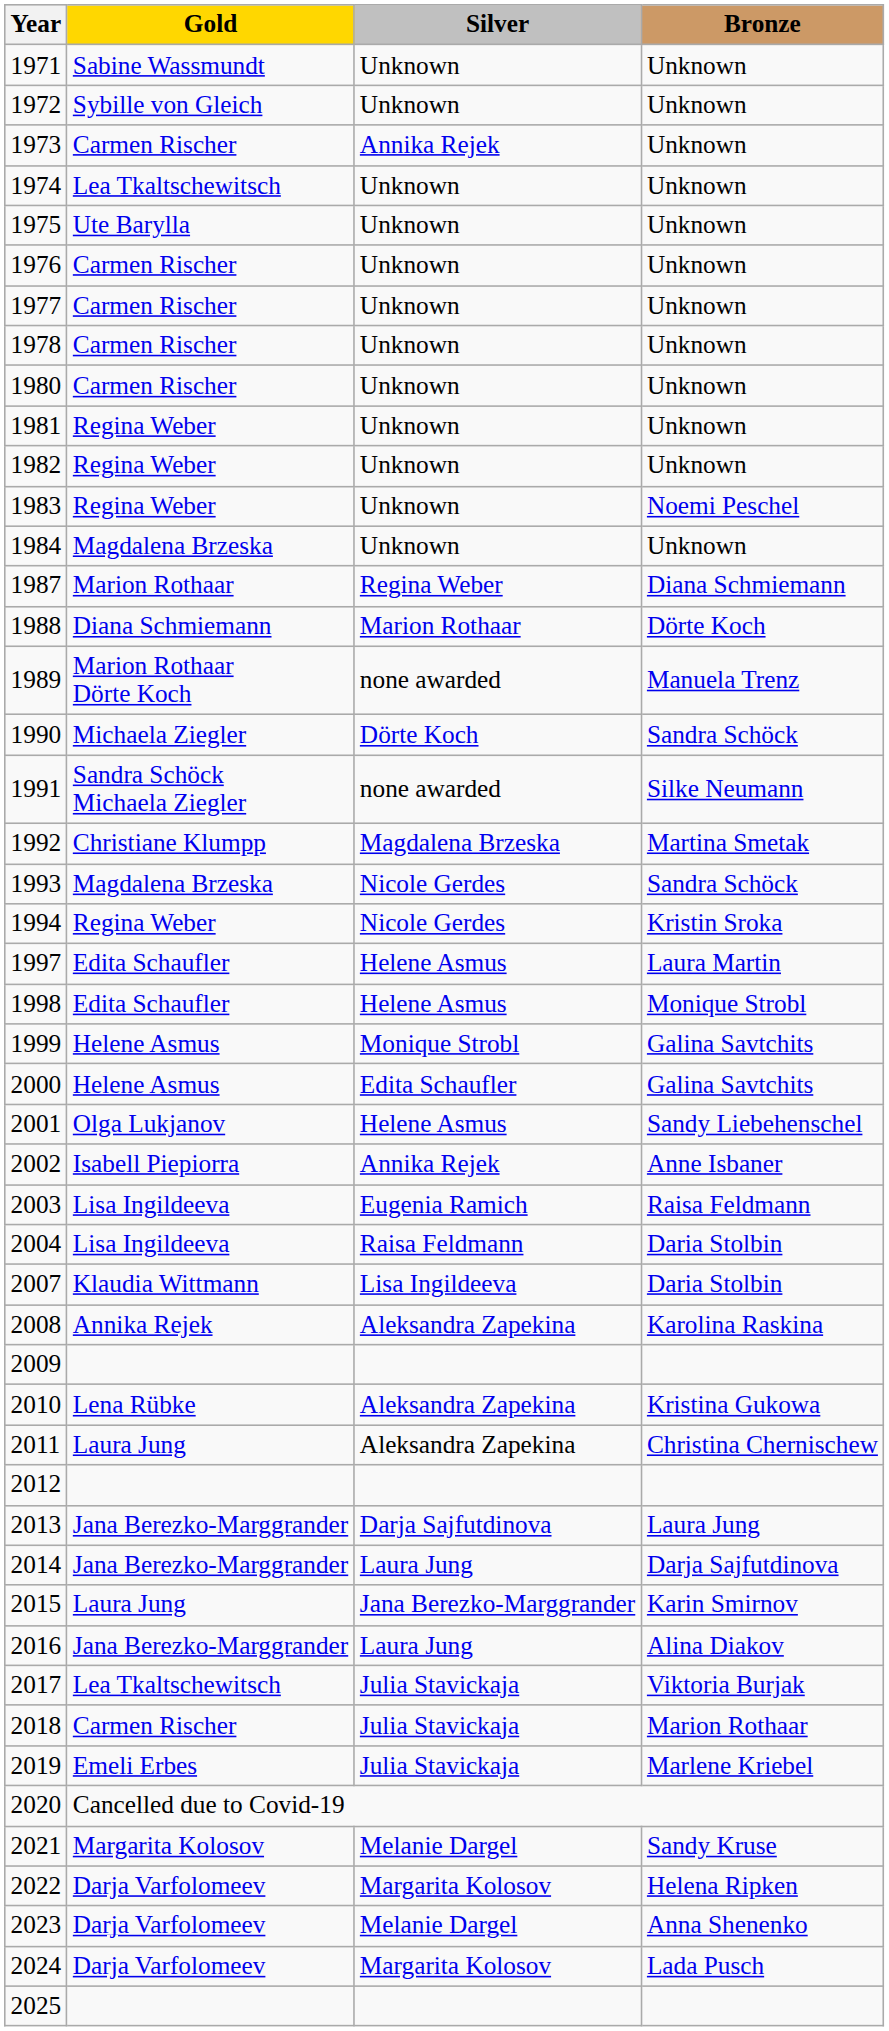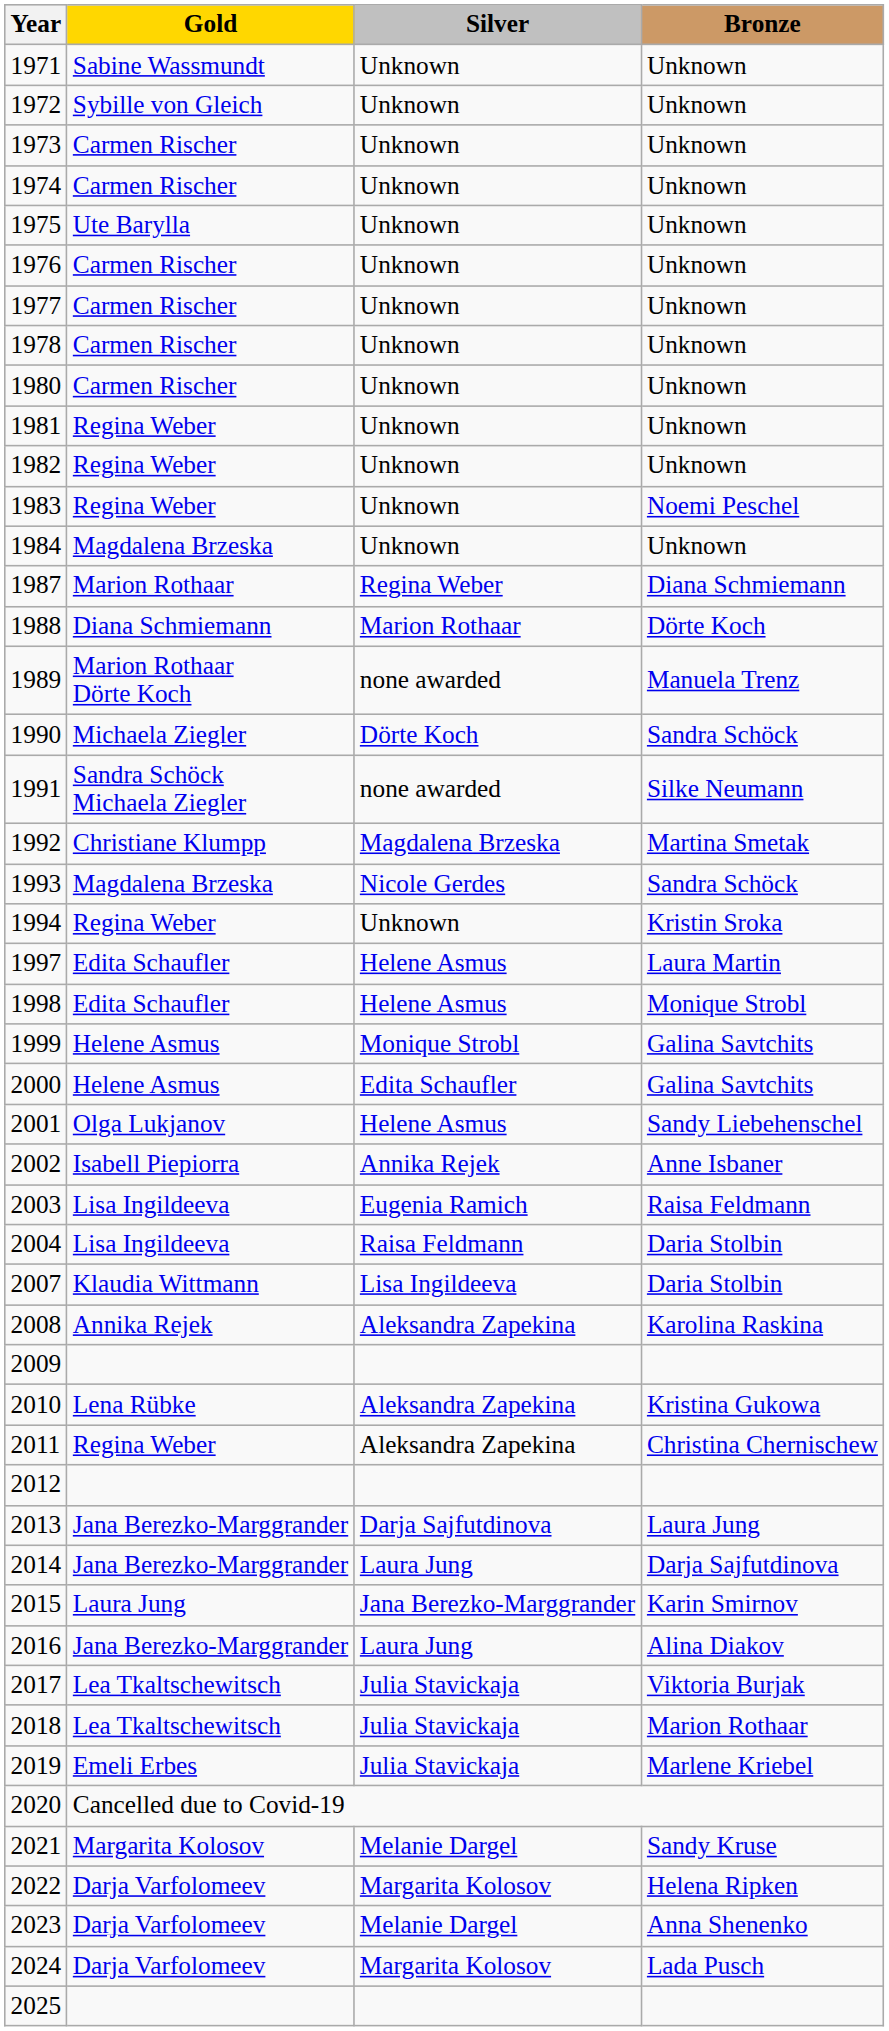(430, 144) Annika Rejek -> (410, 144) Unknown
(177, 184) Lea Tkaltschewitsch -> (155, 184) Carmen Rischer
(433, 923) Nicole Gerdes -> (410, 923) Unknown
(129, 1444) Laura Jung -> (144, 1444) Regina Weber
(155, 1725) Carmen Rischer -> (177, 1725) Lea Tkaltschewitsch
